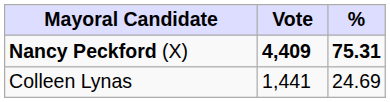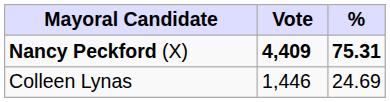(287, 81) 1,441 -> (287, 81) 1,446
